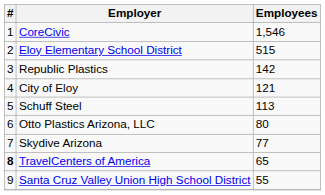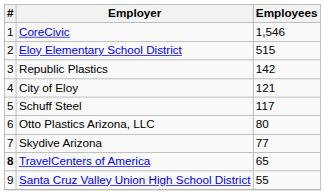(265, 106) 113 -> (265, 106) 117
